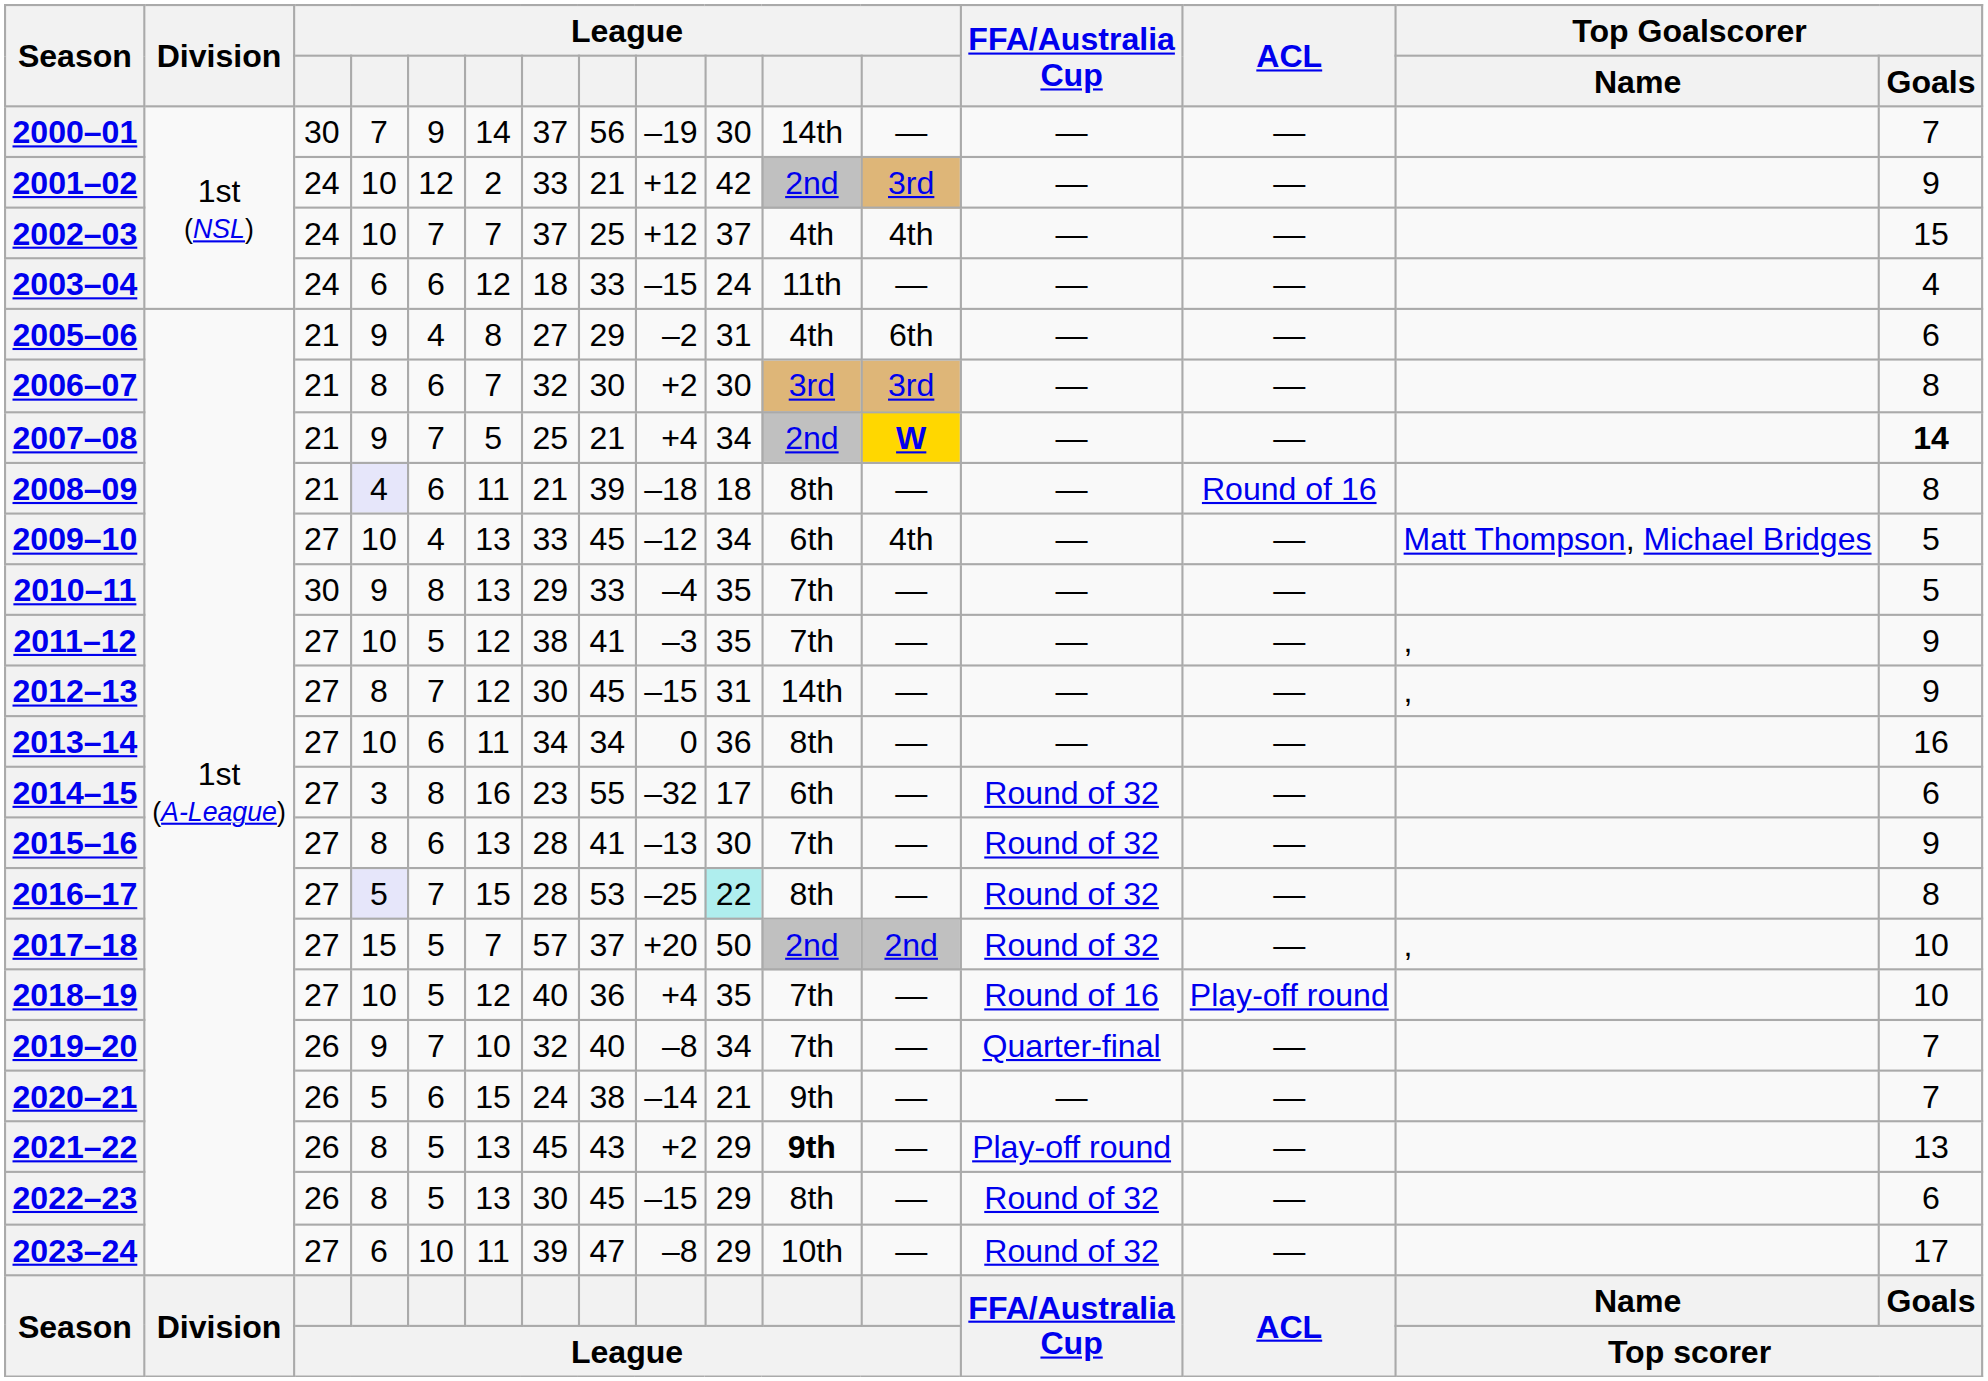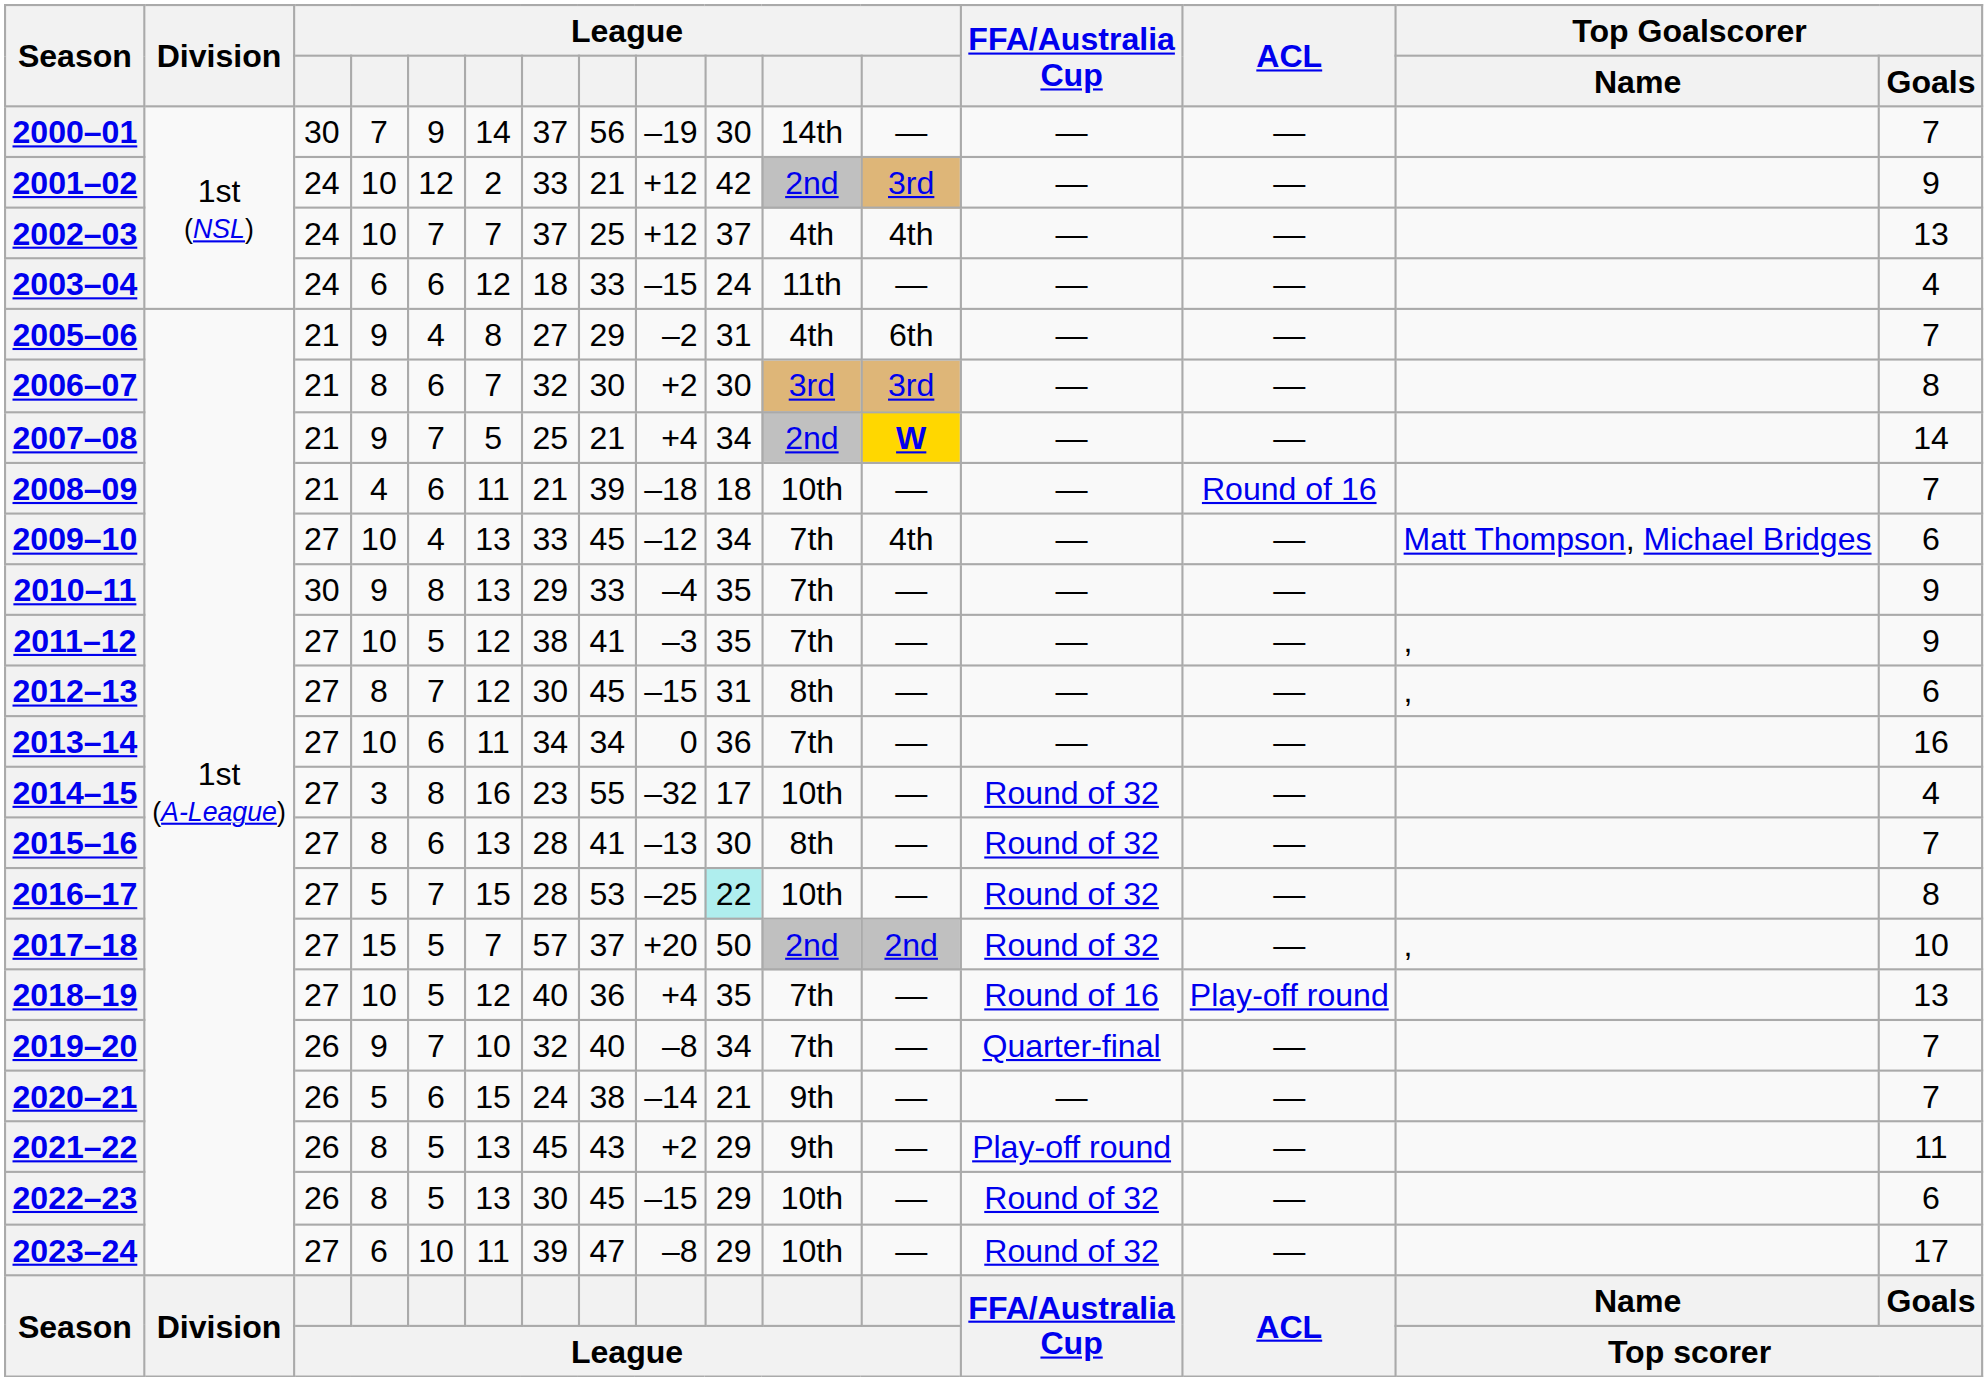(1931, 234) 15 -> (1931, 234) 13
(1931, 335) 6 -> (1931, 335) 7
(1931, 437) bold -> (1931, 437) normal
(379, 488) lavender background -> (379, 488) no background
(812, 488) 8th -> (812, 488) 10th
(1931, 488) 8 -> (1931, 488) 7
(812, 538) 6th -> (812, 538) 7th
(1931, 538) 5 -> (1931, 538) 6
(1931, 589) 5 -> (1931, 589) 9
(812, 691) 14th -> (812, 691) 8th
(1931, 691) 9 -> (1931, 691) 6
(812, 741) 8th -> (812, 741) 7th
(812, 792) 6th -> (812, 792) 10th
(1931, 792) 6 -> (1931, 792) 4
(812, 843) 7th -> (812, 843) 8th
(1931, 843) 9 -> (1931, 843) 7
(379, 894) lavender background -> (379, 894) no background
(812, 894) 8th -> (812, 894) 10th
(1931, 995) 10 -> (1931, 995) 13
(812, 1148) bold -> (812, 1148) normal
(1931, 1148) 13 -> (1931, 1148) 11
(812, 1198) 8th -> (812, 1198) 10th
